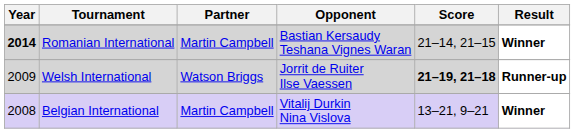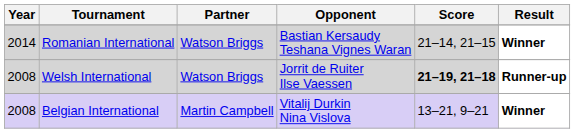(22, 42) bold -> (22, 42) normal
(227, 42) Martin Campbell -> (222, 42) Watson Briggs
(22, 77) 2009 -> (22, 77) 2008
